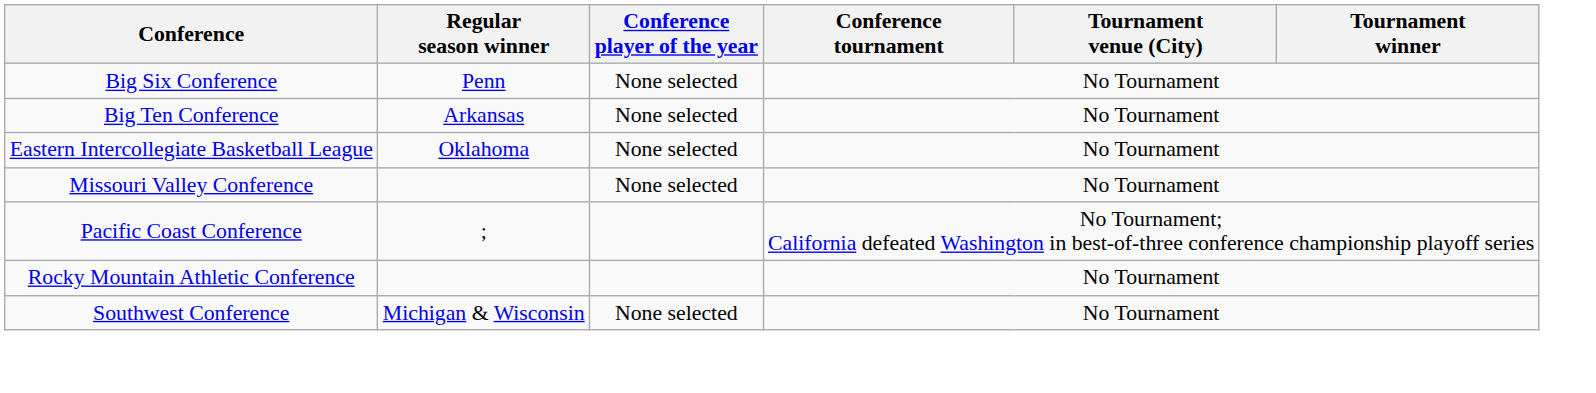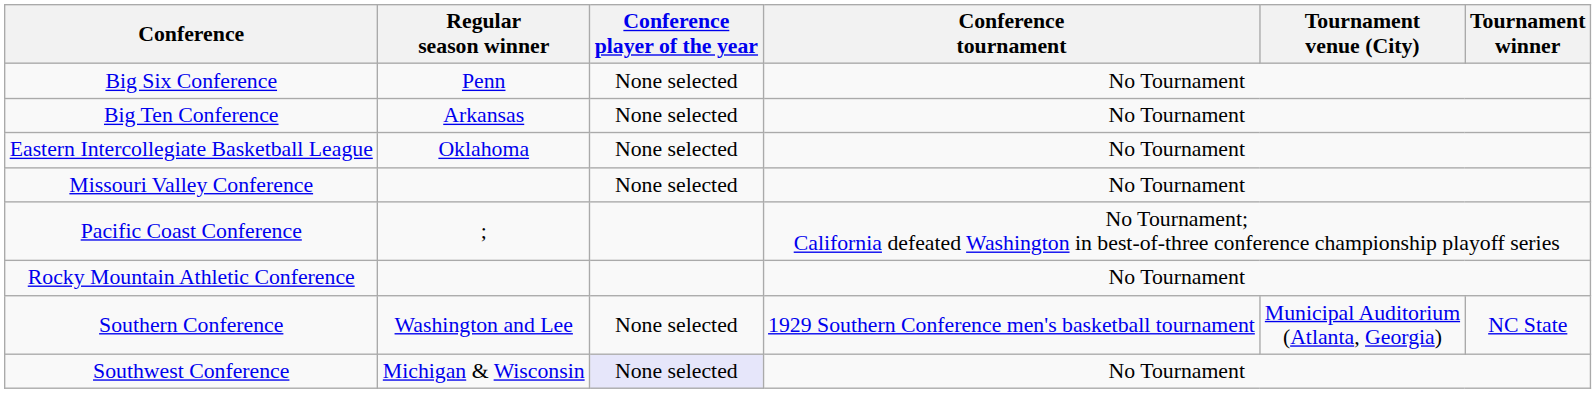+ row: (191, 324)
(676, 312) no background -> (676, 371) lavender background
